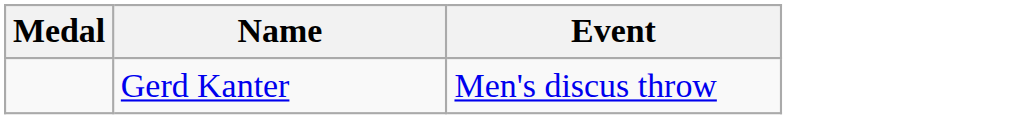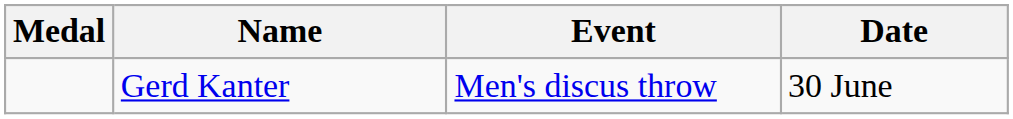+ column: (894, 31)
